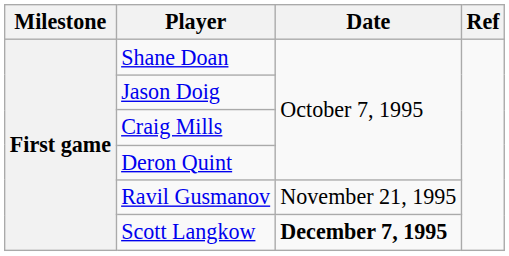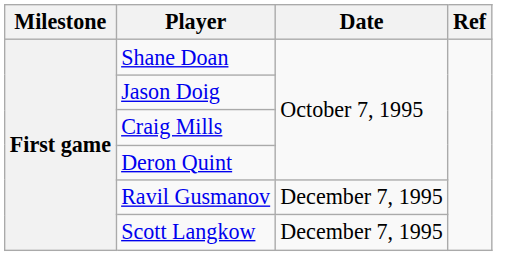(368, 197) November 21, 1995 -> (362, 197) December 7, 1995
(364, 232) bold -> (362, 232) normal
